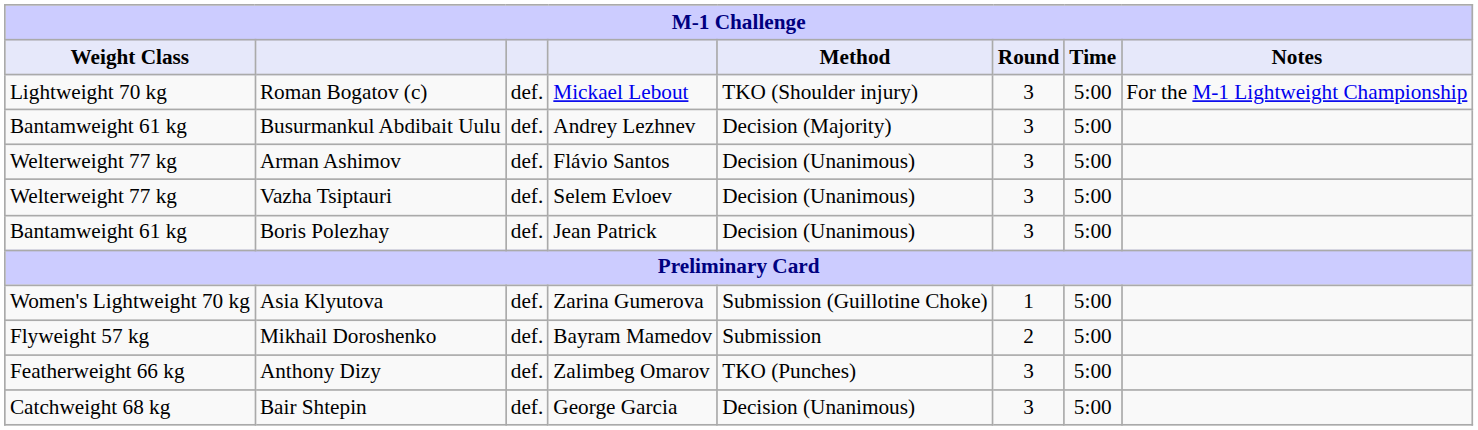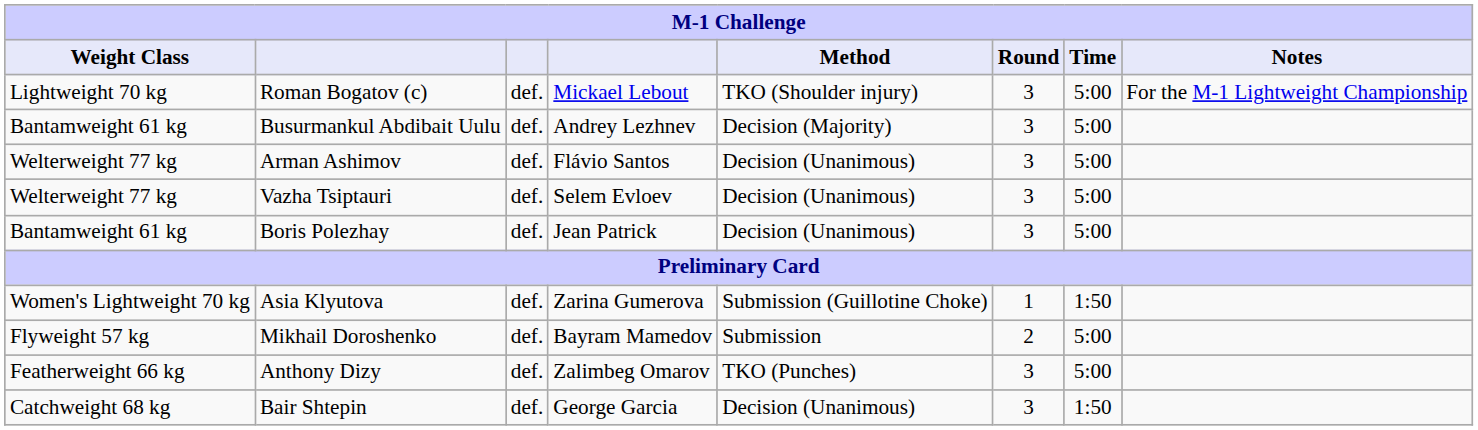(1093, 301) 5:00 -> (1093, 301) 1:50
(1093, 406) 5:00 -> (1093, 406) 1:50
